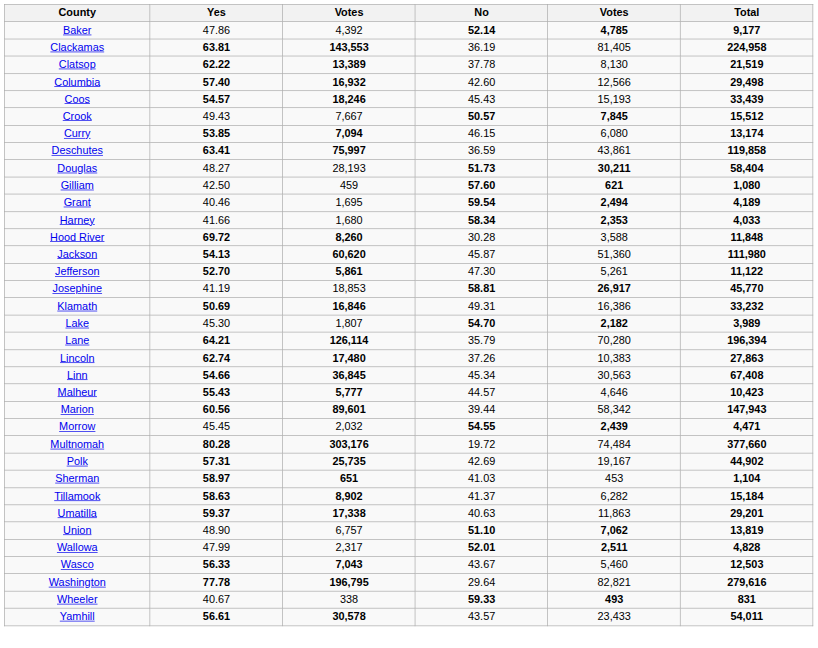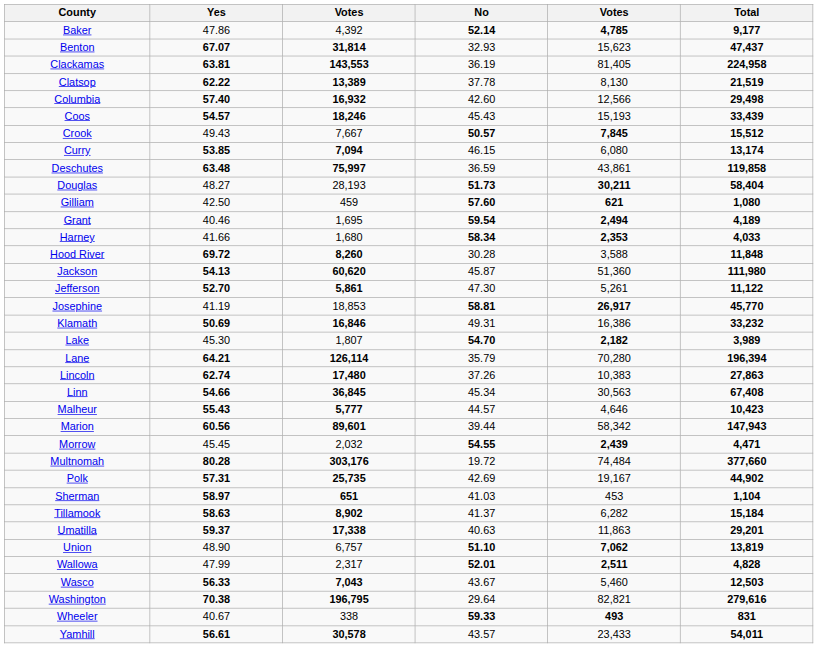+ row: (77, 47)
(216, 151) 63.41 -> (216, 168) 63.48
(216, 582) 77.78 -> (216, 599) 70.38
